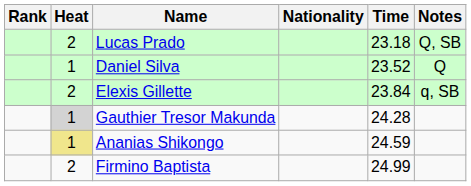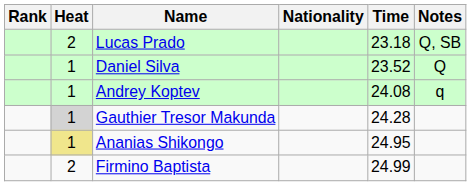- row: (144, 92)
+ row: (148, 92)
(391, 142) 24.59 -> (391, 142) 24.95
